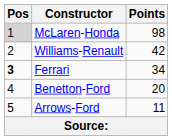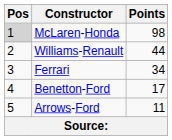(158, 51) 42 -> (158, 51) 44
(10, 70) bold -> (10, 70) normal
(158, 89) 20 -> (158, 89) 17
